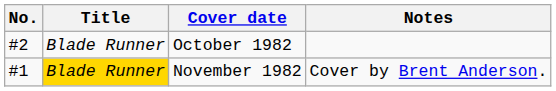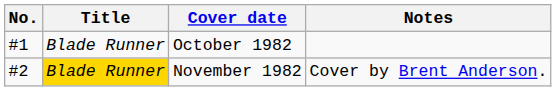(18, 45) #2 -> (18, 45) #1
(18, 72) #1 -> (18, 72) #2
